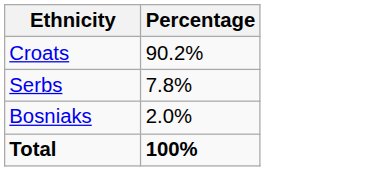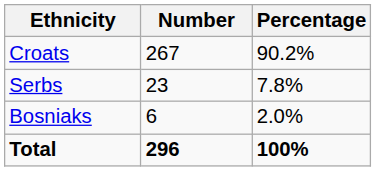+ column: (196, 20)
